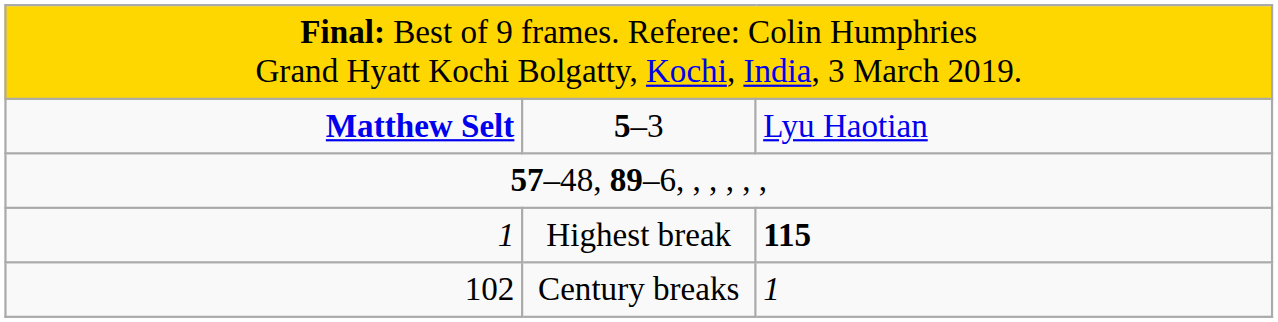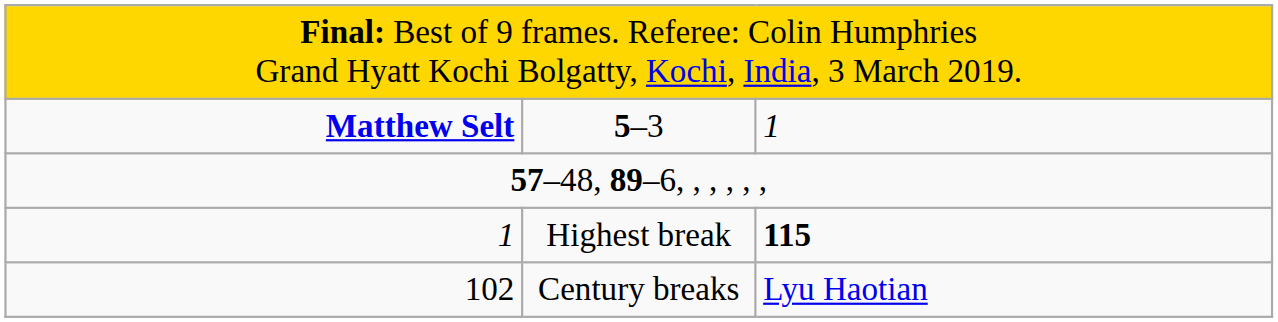(845, 125) Lyu Haotian -> (771, 125) 1
(771, 289) 1 -> (845, 289) Lyu Haotian
